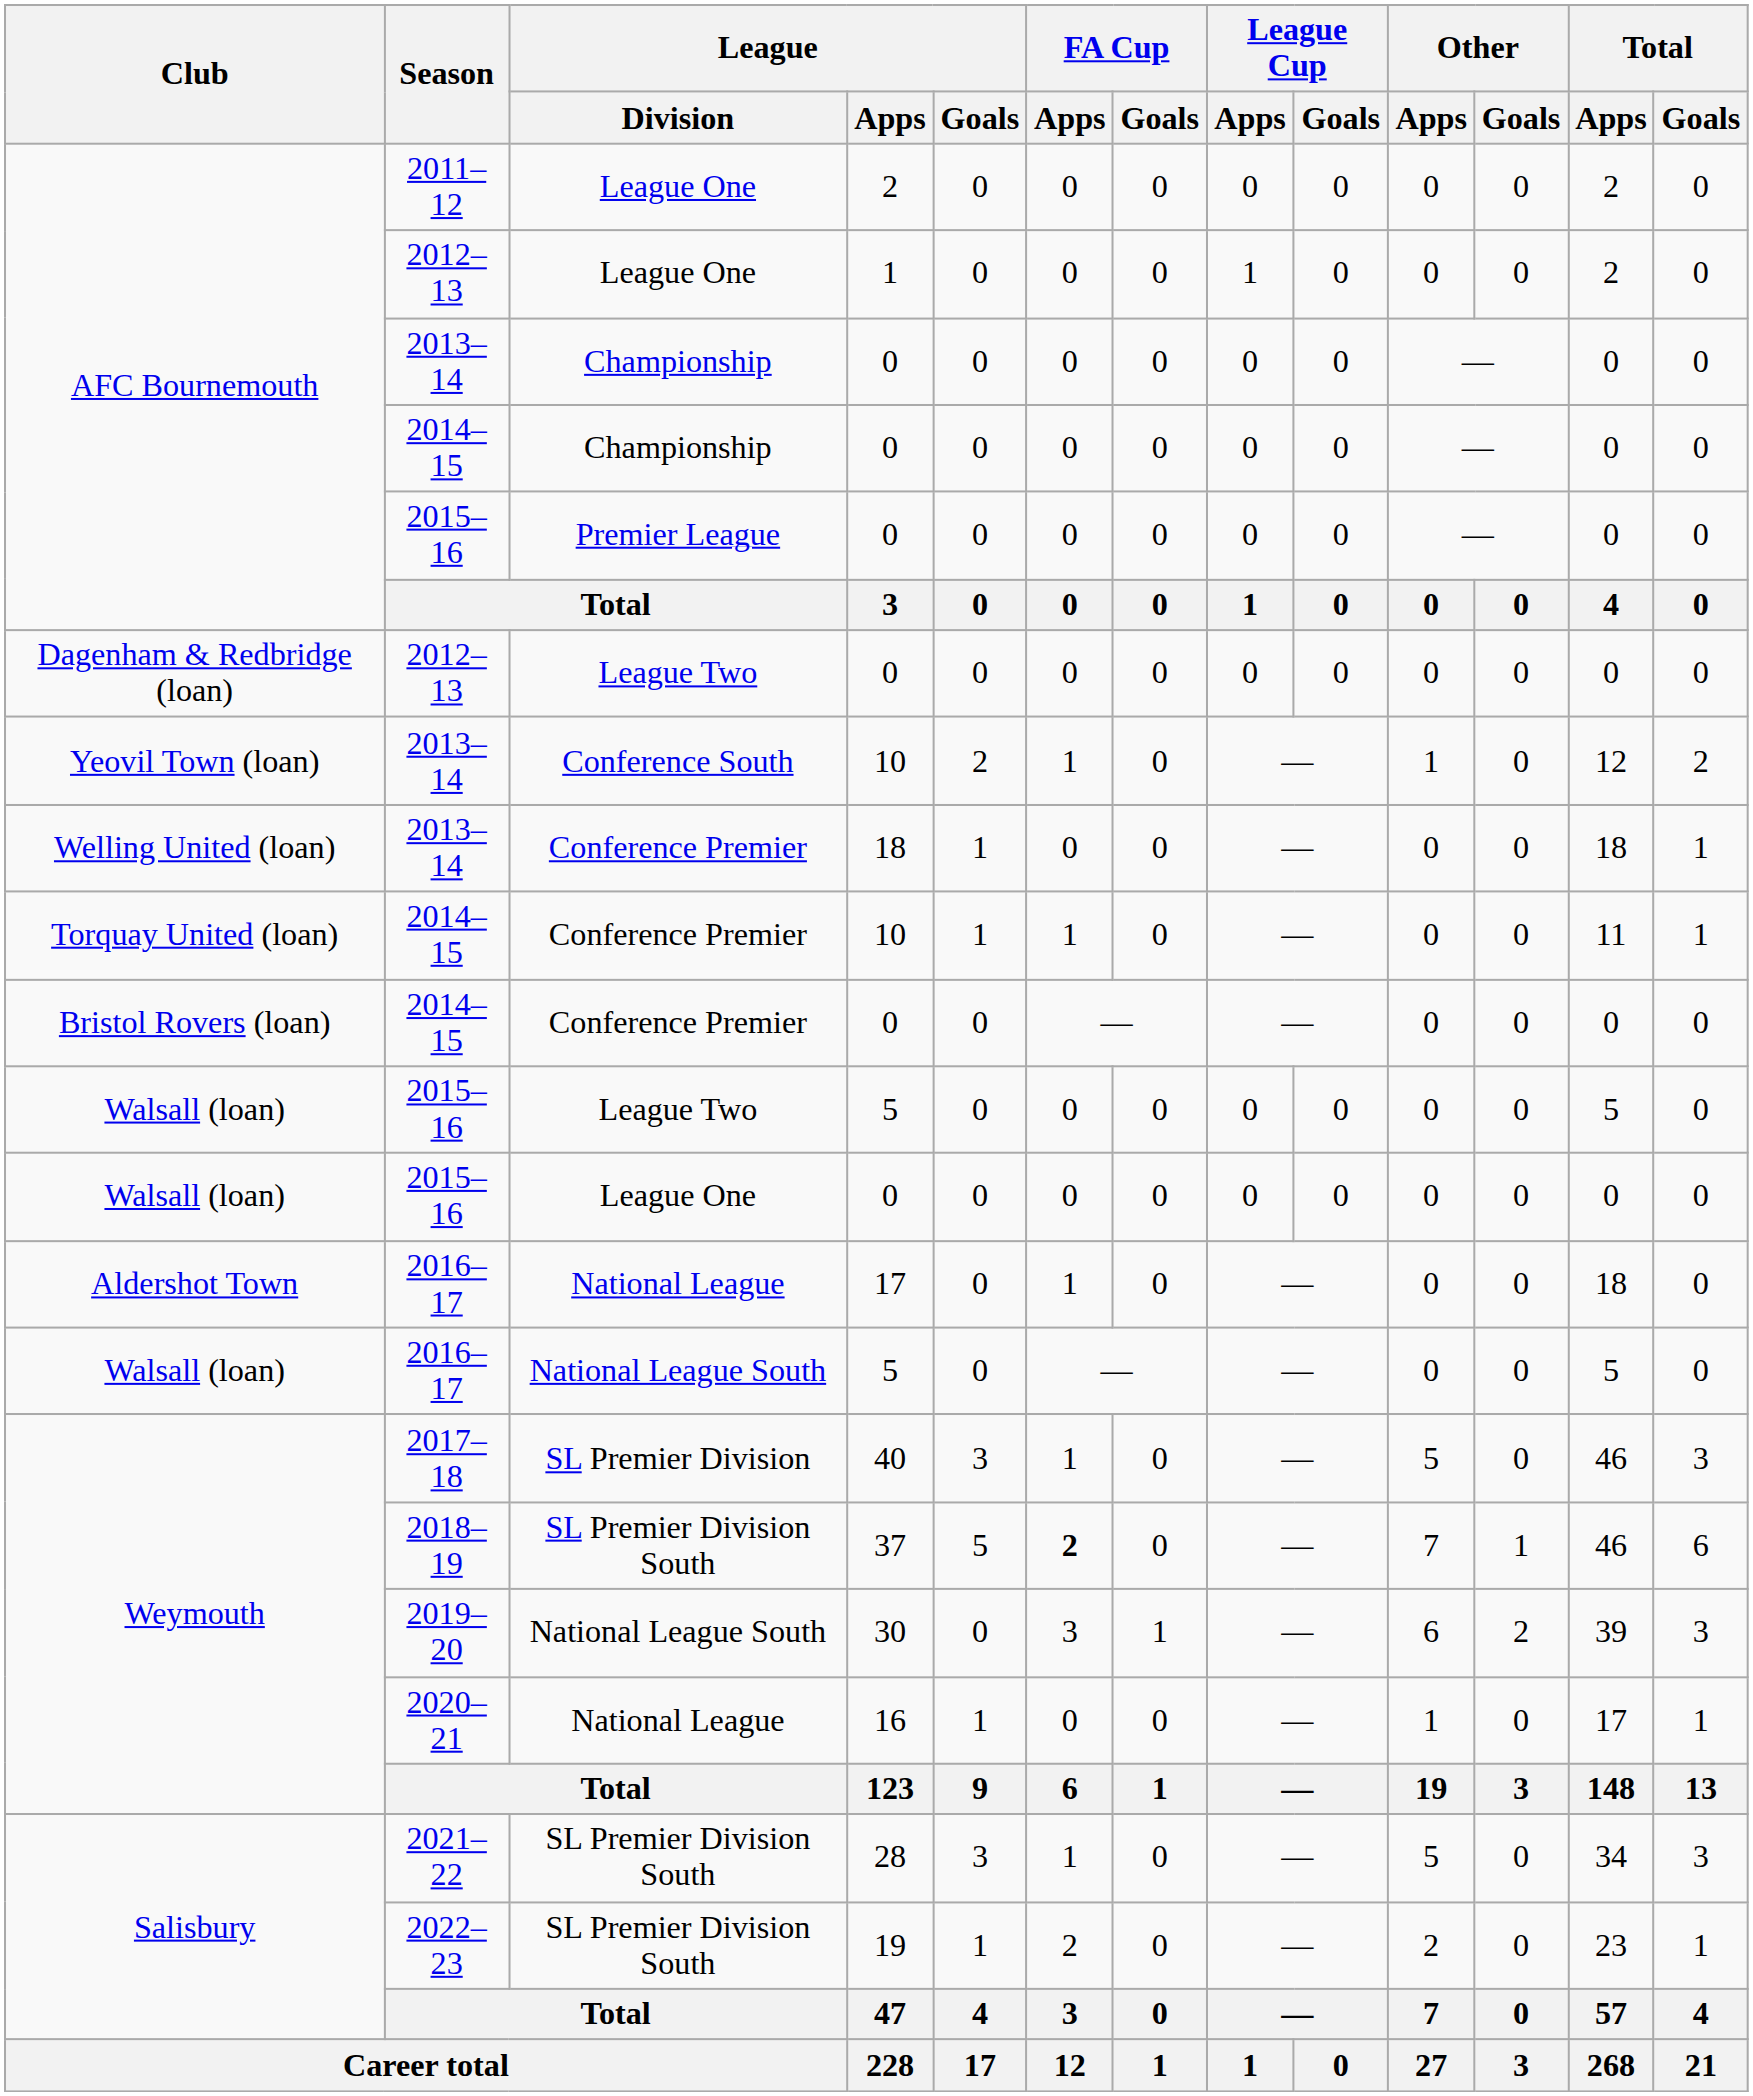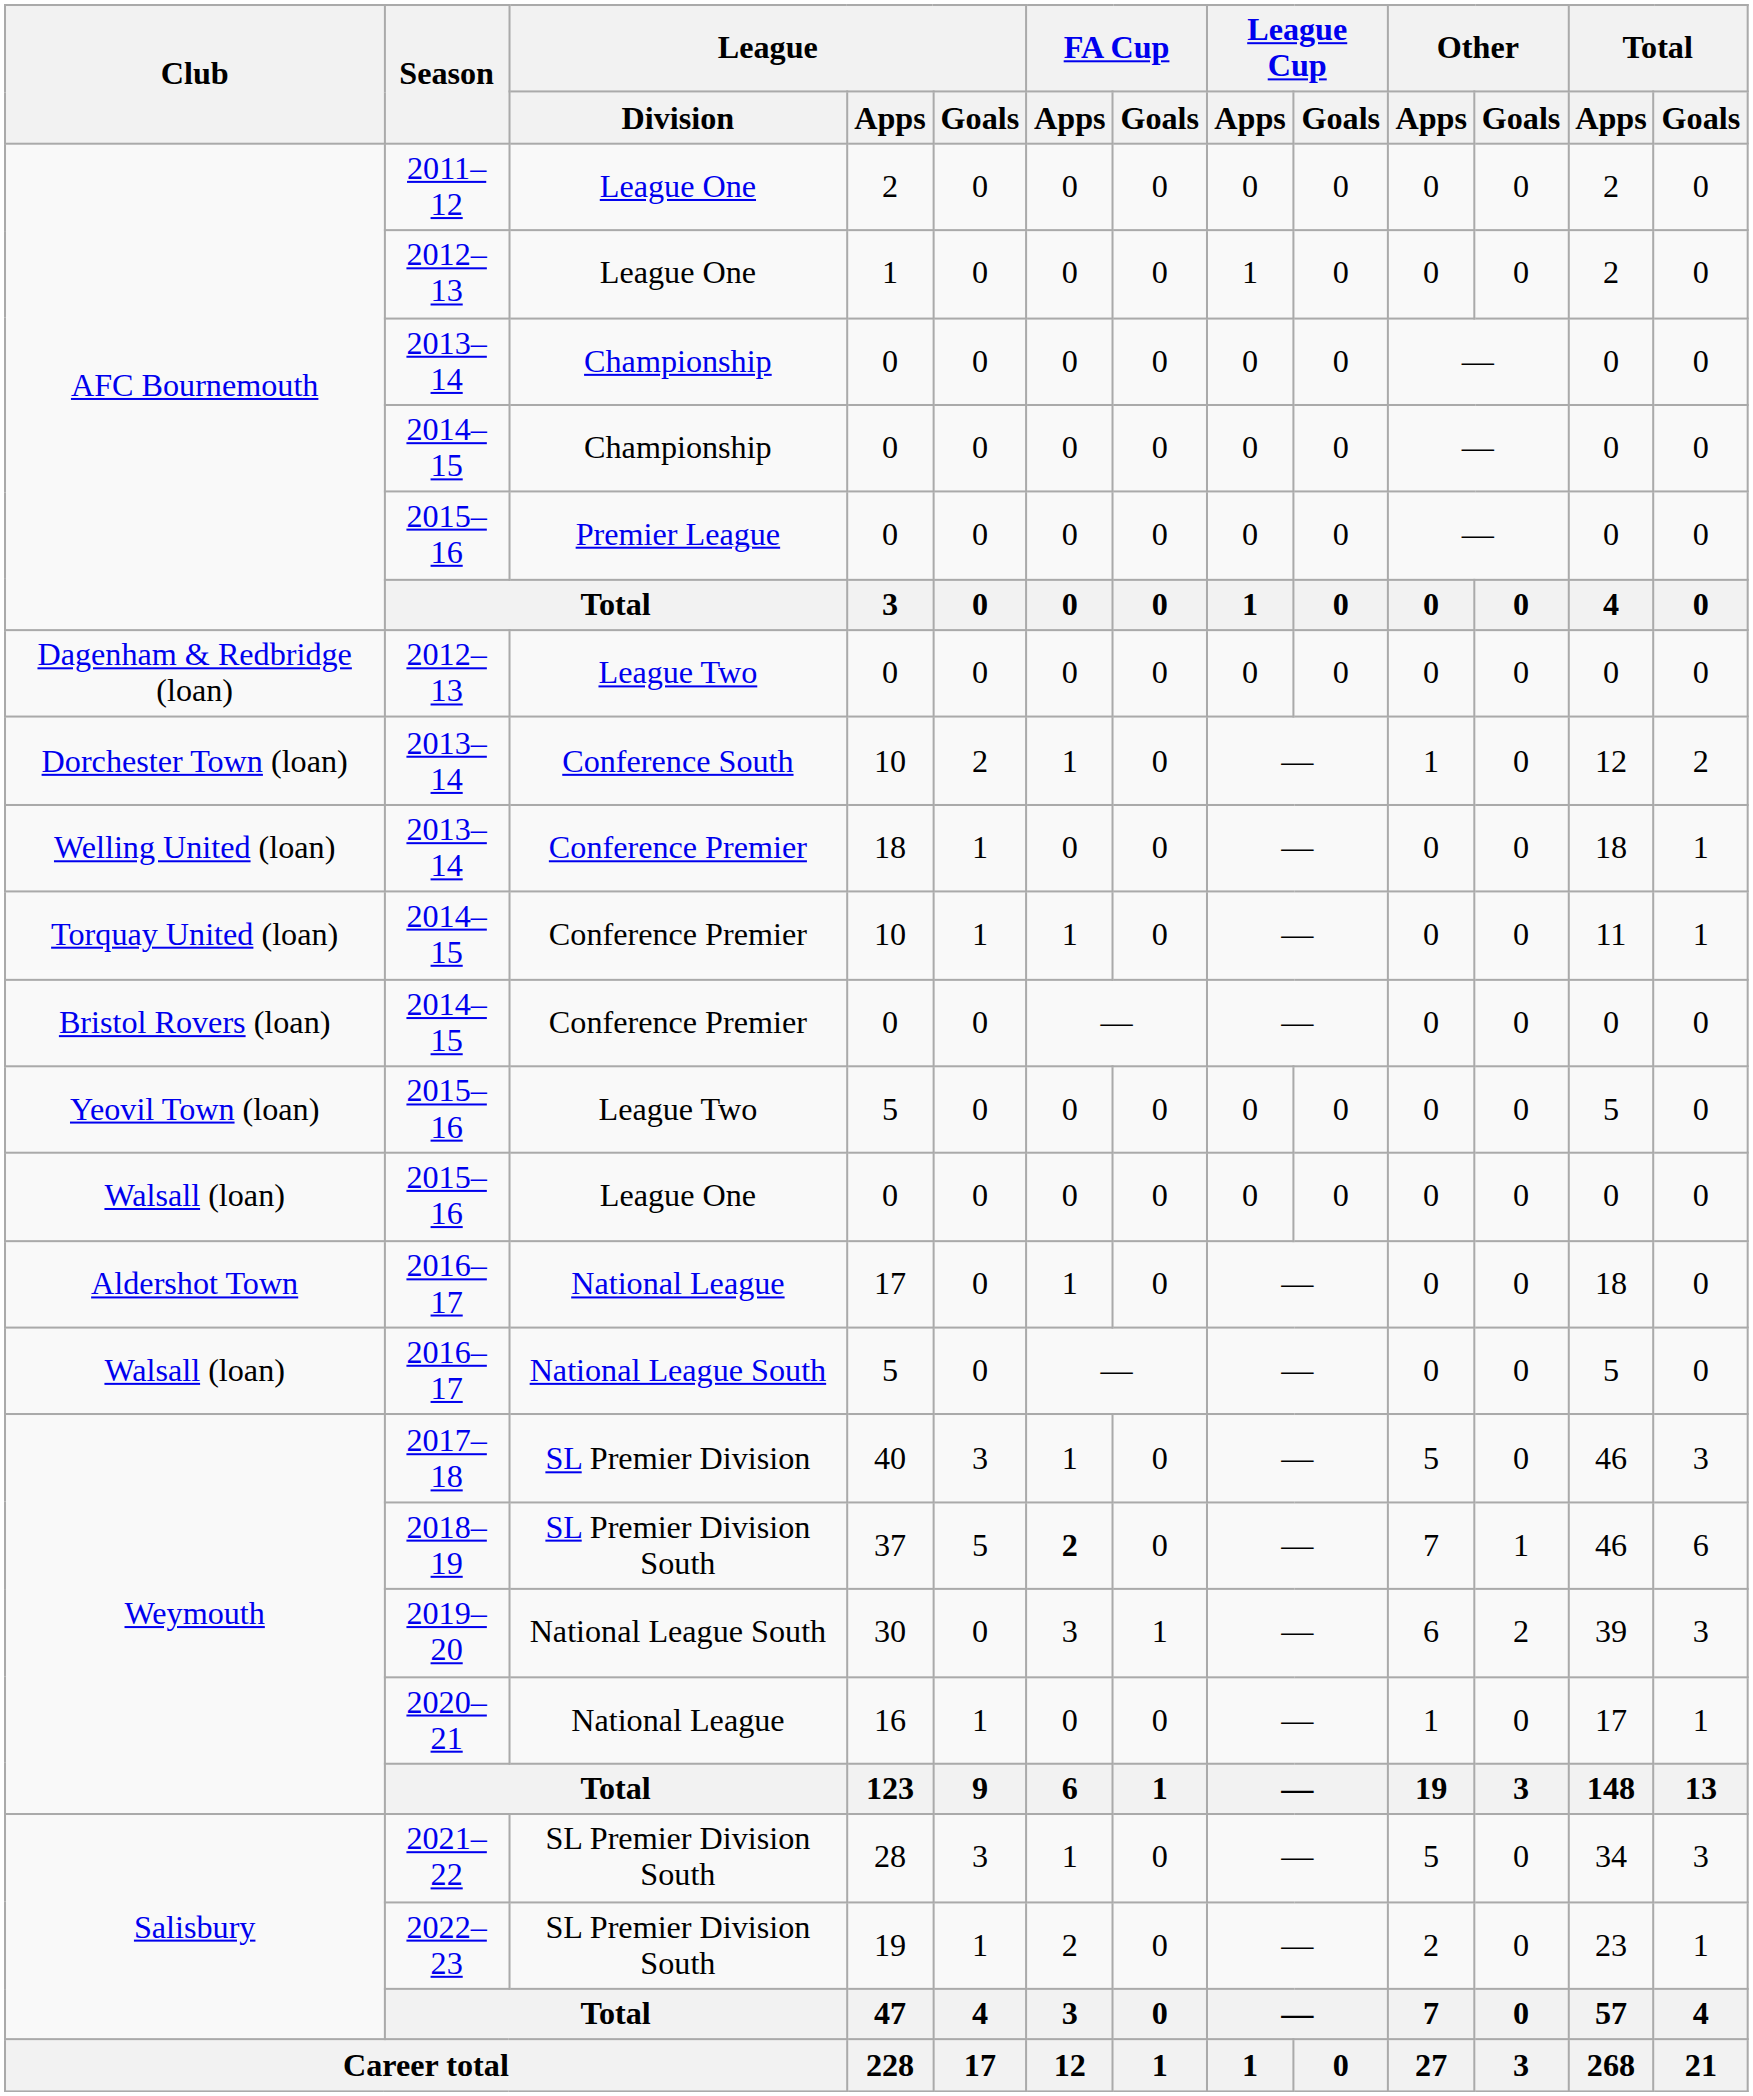(195, 760) Yeovil Town (loan) -> (195, 760) Dorchester Town (loan)
(195, 1109) Walsall (loan) -> (195, 1109) Yeovil Town (loan)
